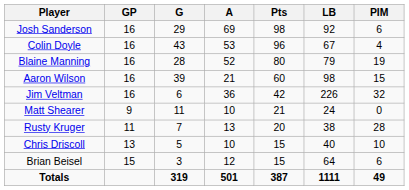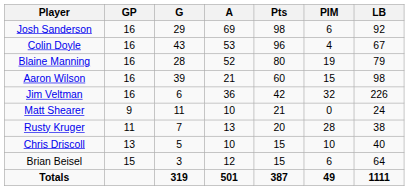columns swapped: (329, 12) <-> (379, 12)
